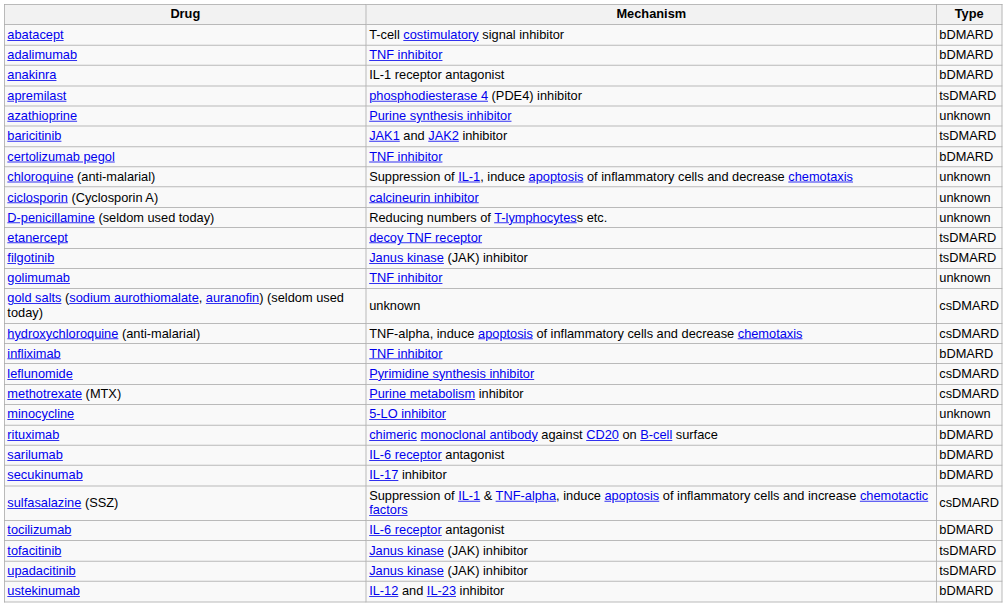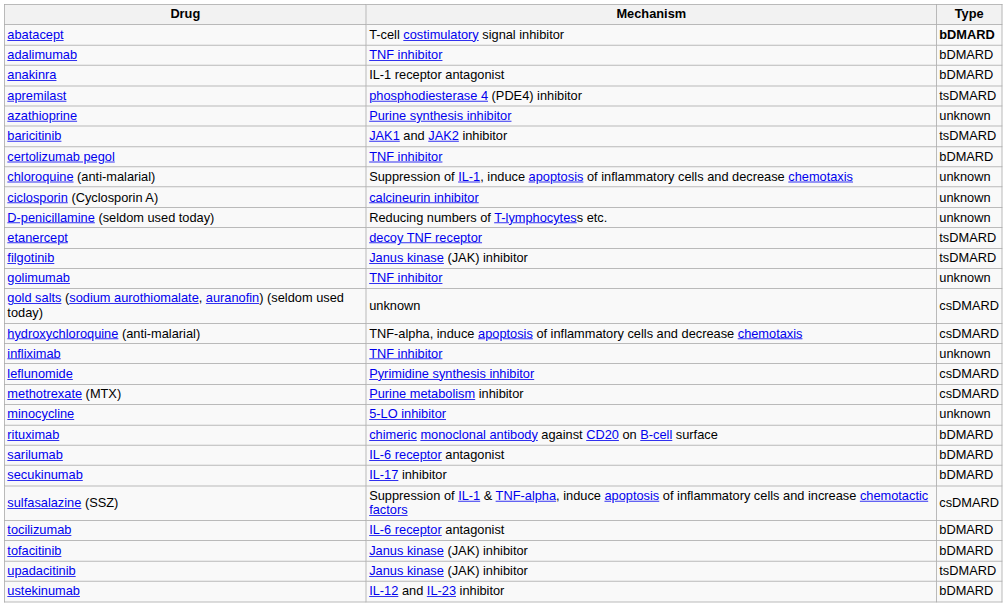(966, 34) normal -> (967, 34) bold
(966, 353) bDMARD -> (965, 353) unknown
(968, 550) tsDMARD -> (966, 550) bDMARD
